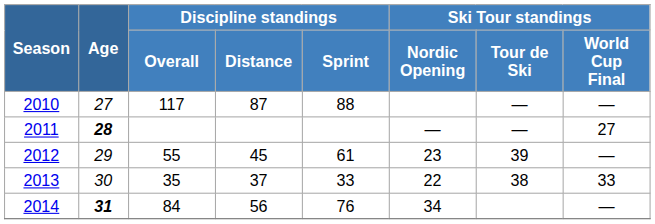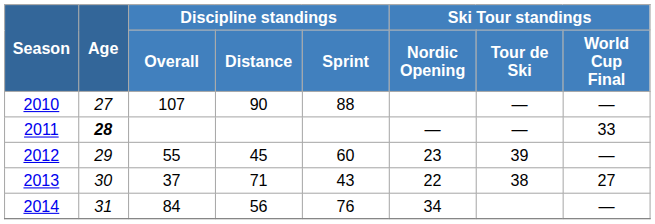(172, 105) 117 -> (172, 105) 107
(259, 105) 87 -> (259, 105) 90
(607, 130) 27 -> (607, 130) 33
(346, 156) 61 -> (346, 156) 60
(172, 181) 35 -> (172, 181) 37
(259, 181) 37 -> (259, 181) 71
(346, 181) 33 -> (346, 181) 43
(607, 181) 33 -> (607, 181) 27
(103, 207) bold -> (103, 207) normal
